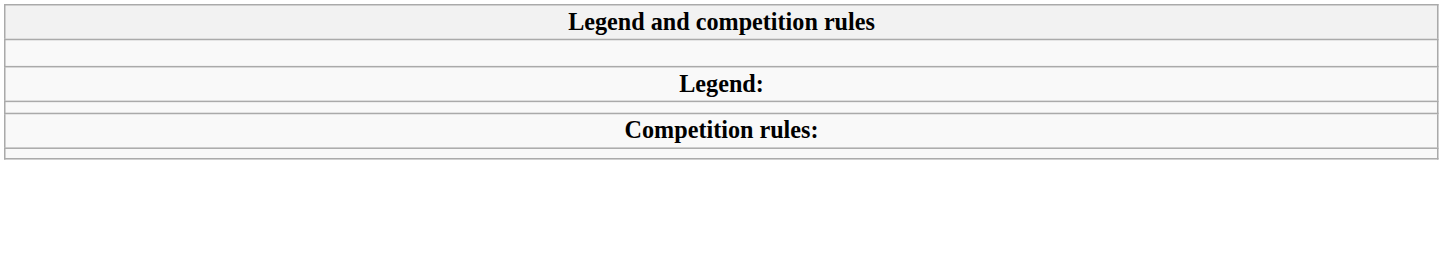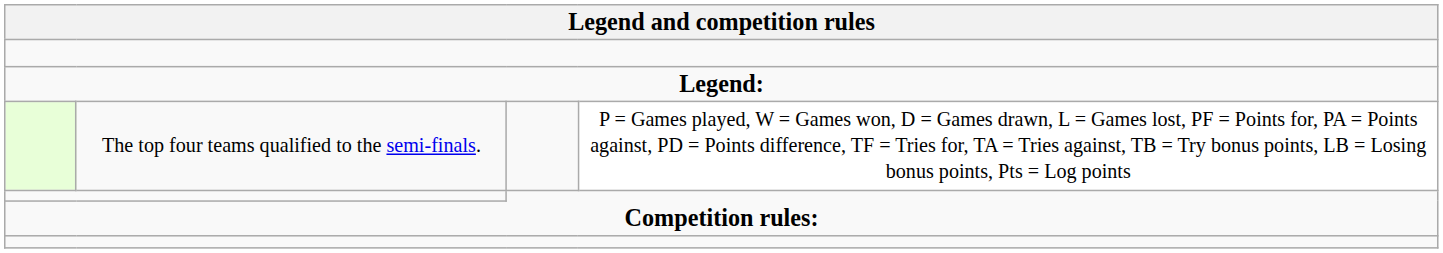+ row: (291, 146)
